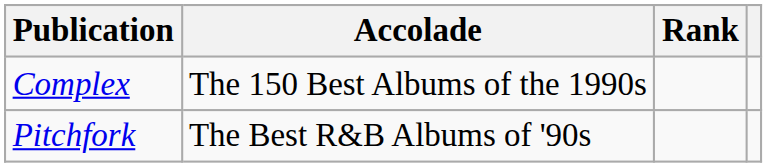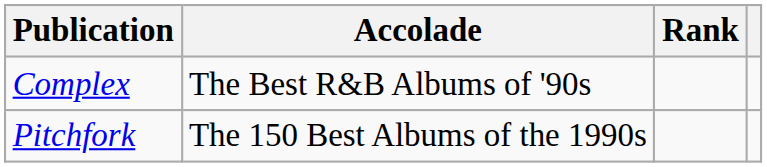(418, 82) The 150 Best Albums of the 1990s -> (390, 82) The Best R&B Albums of '90s
(390, 135) The Best R&B Albums of '90s -> (418, 135) The 150 Best Albums of the 1990s
